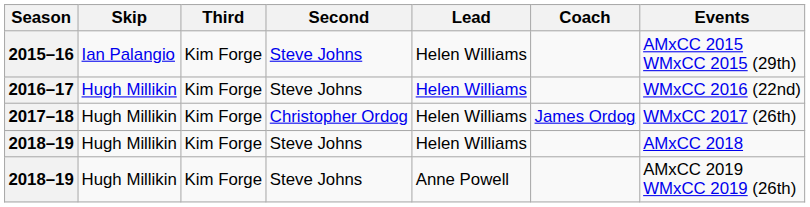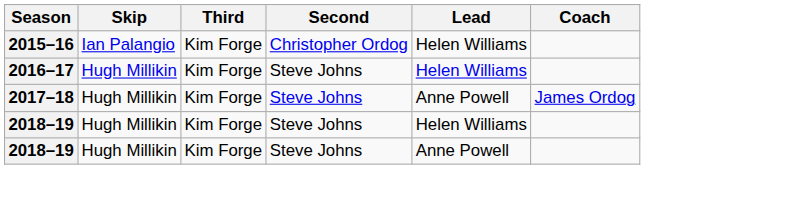- column: (722, 17)
(316, 53) Steve Johns -> (339, 44) Christopher Ordog
(339, 116) Christopher Ordog -> (316, 97) Steve Johns
(471, 116) Helen Williams -> (462, 97) Anne Powell
